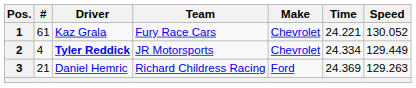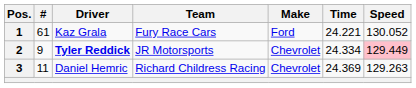(296, 32) Chevrolet -> (283, 32) Ford
(40, 50) 4 -> (40, 50) 9
(387, 50) no background -> (387, 50) pink background
(43, 69) 21 -> (43, 69) 11
(283, 69) Ford -> (296, 69) Chevrolet
